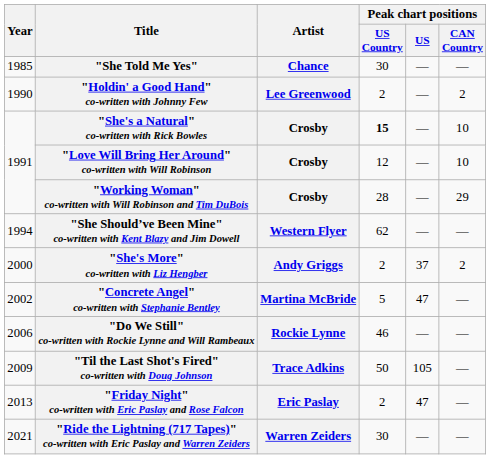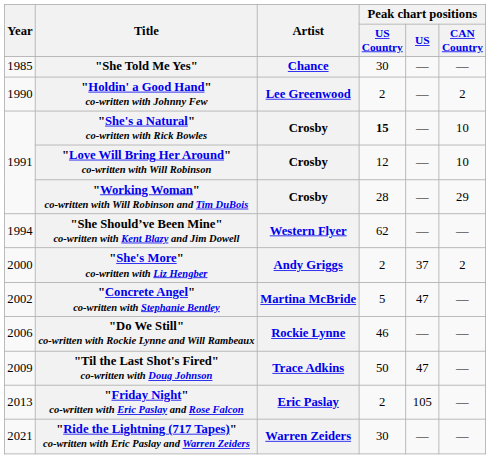(422, 368) 105 -> (422, 368) 47
(422, 402) 47 -> (422, 402) 105
